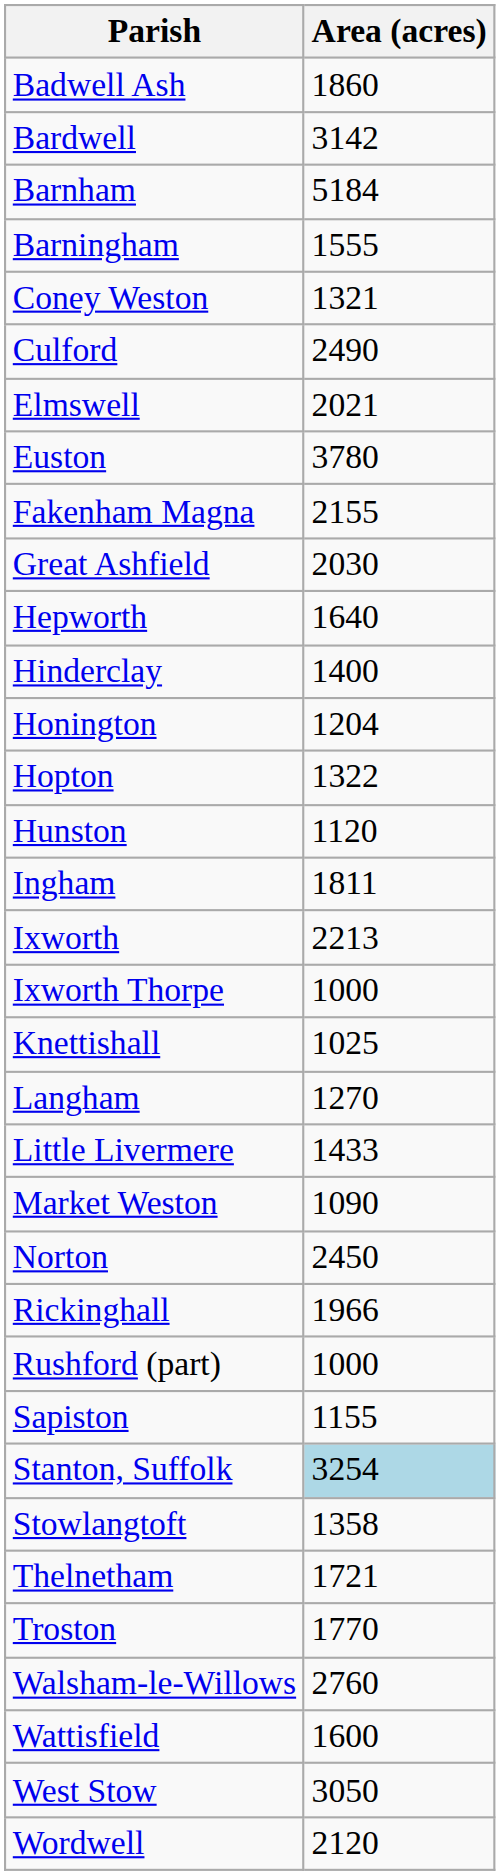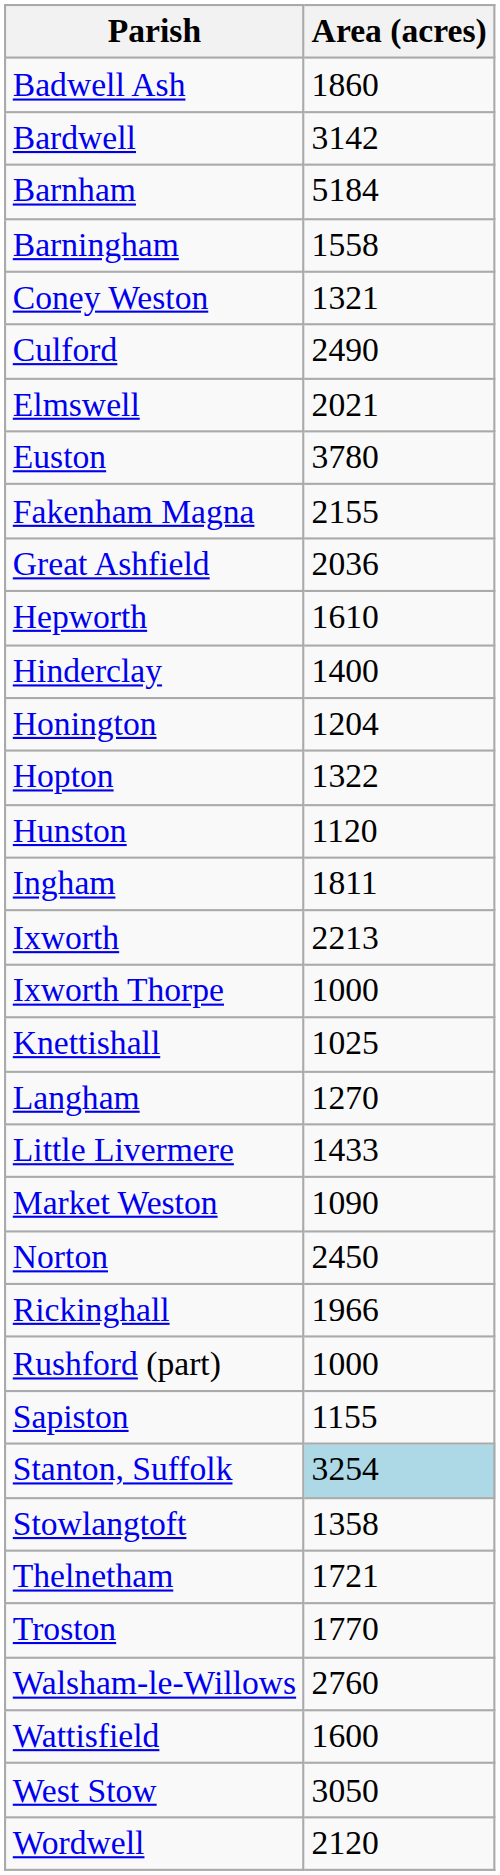(345, 244) 1555 -> (345, 244) 1558
(345, 564) 2030 -> (345, 564) 2036
(345, 617) 1640 -> (345, 617) 1610
